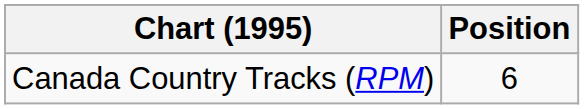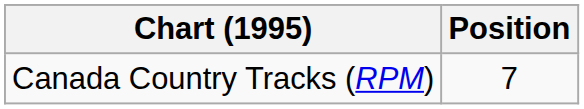(509, 77) 6 -> (509, 77) 7
